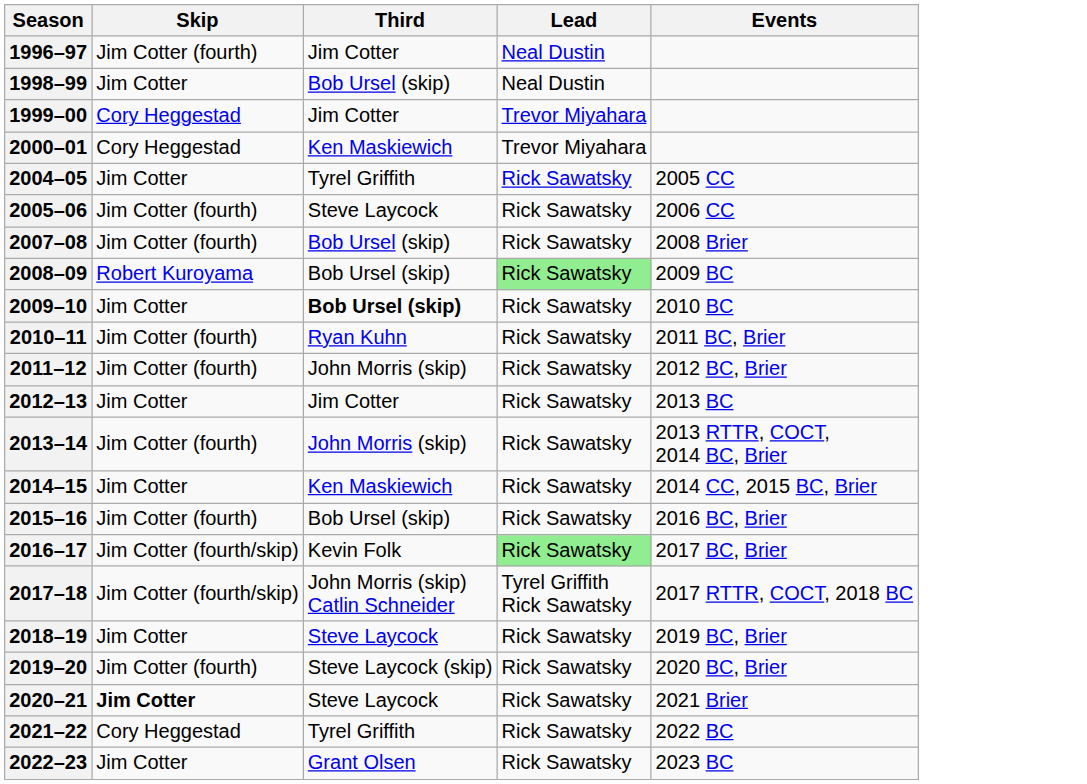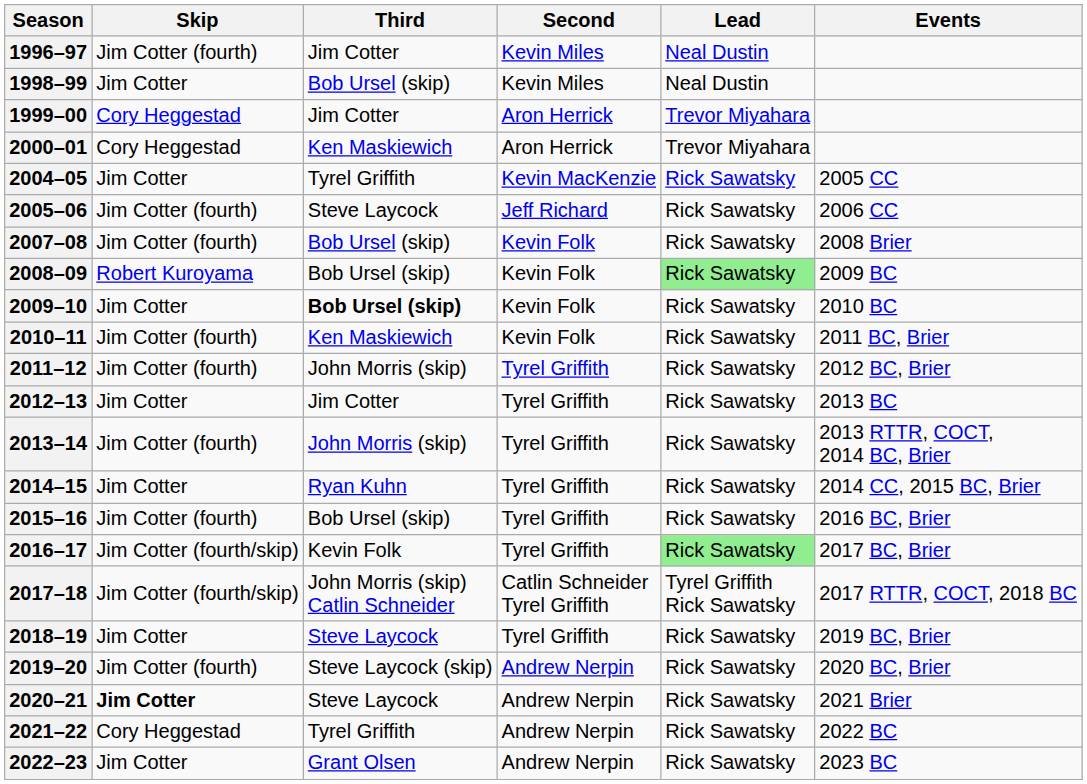+ column: (579, 20)
(357, 337) Ryan Kuhn -> (380, 337) Ken Maskiewich
(380, 486) Ken Maskiewich -> (357, 486) Ryan Kuhn
